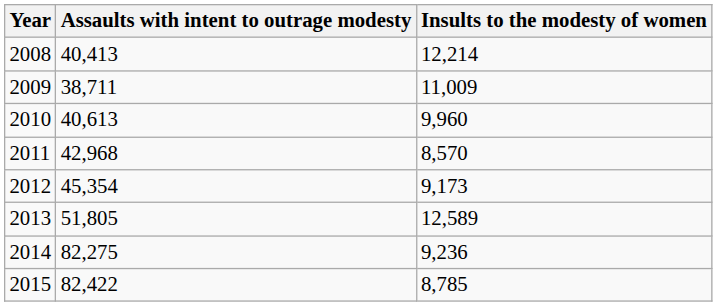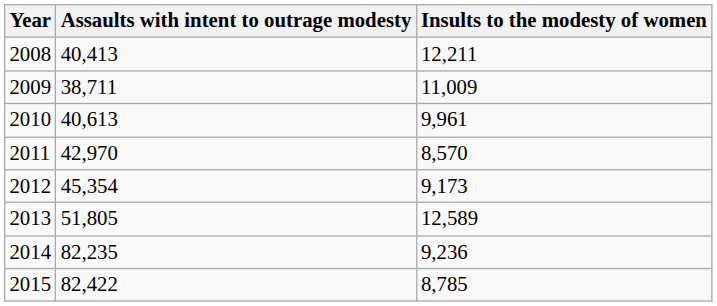(450, 53) 12,214 -> (449, 53) 12,211
(444, 119) 9,960 -> (444, 119) 9,961
(89, 152) 42,968 -> (89, 152) 42,970
(89, 251) 82,275 -> (89, 251) 82,235
